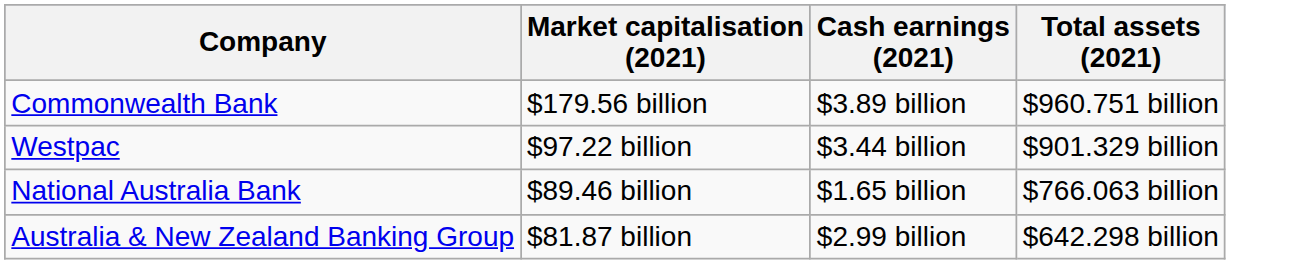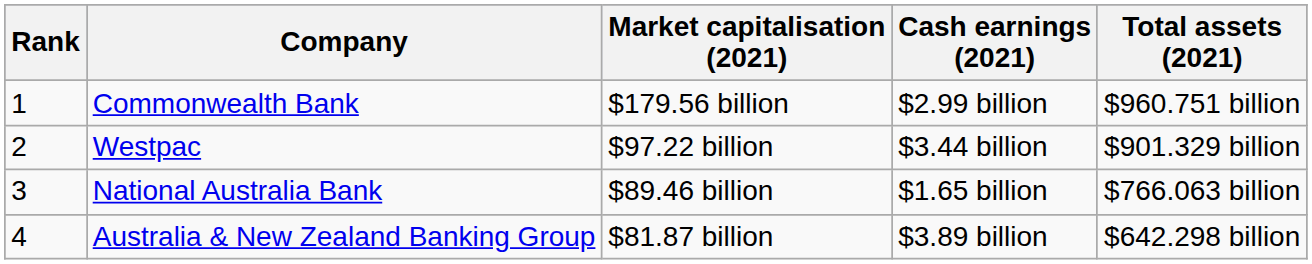+ column: (46, 42)
(892, 102) $3.89 billion -> (973, 102) $2.99 billion
(892, 235) $2.99 billion -> (973, 235) $3.89 billion
